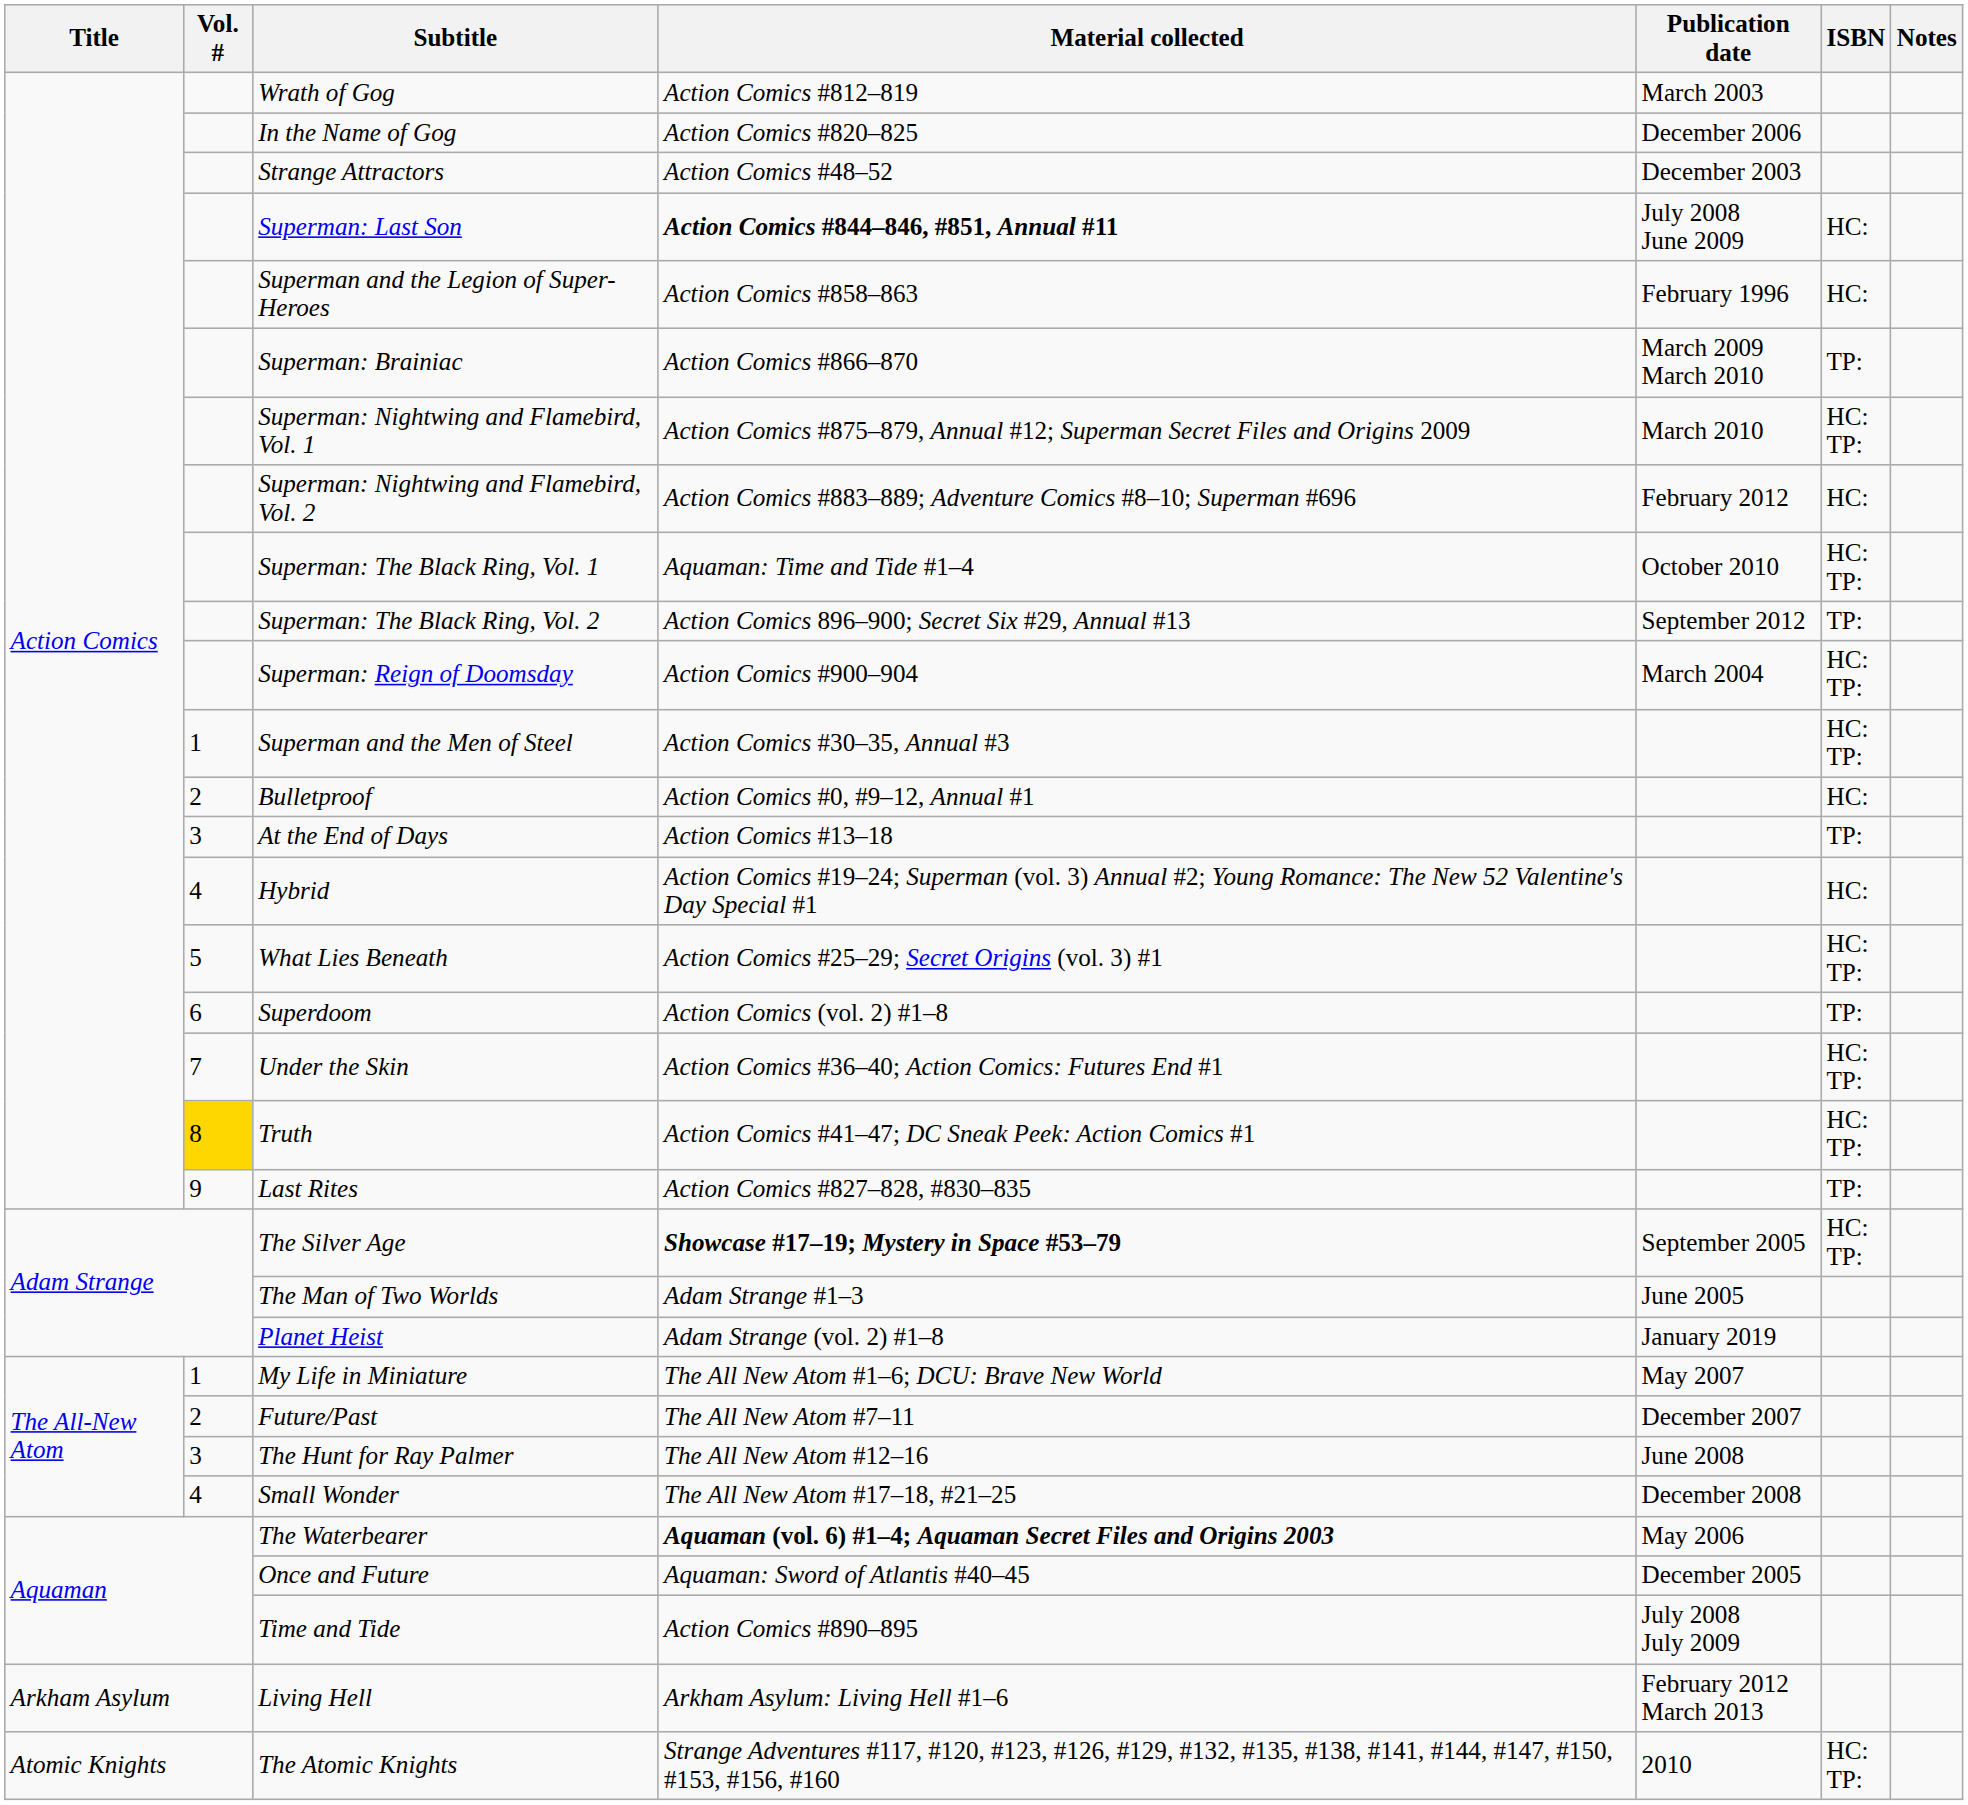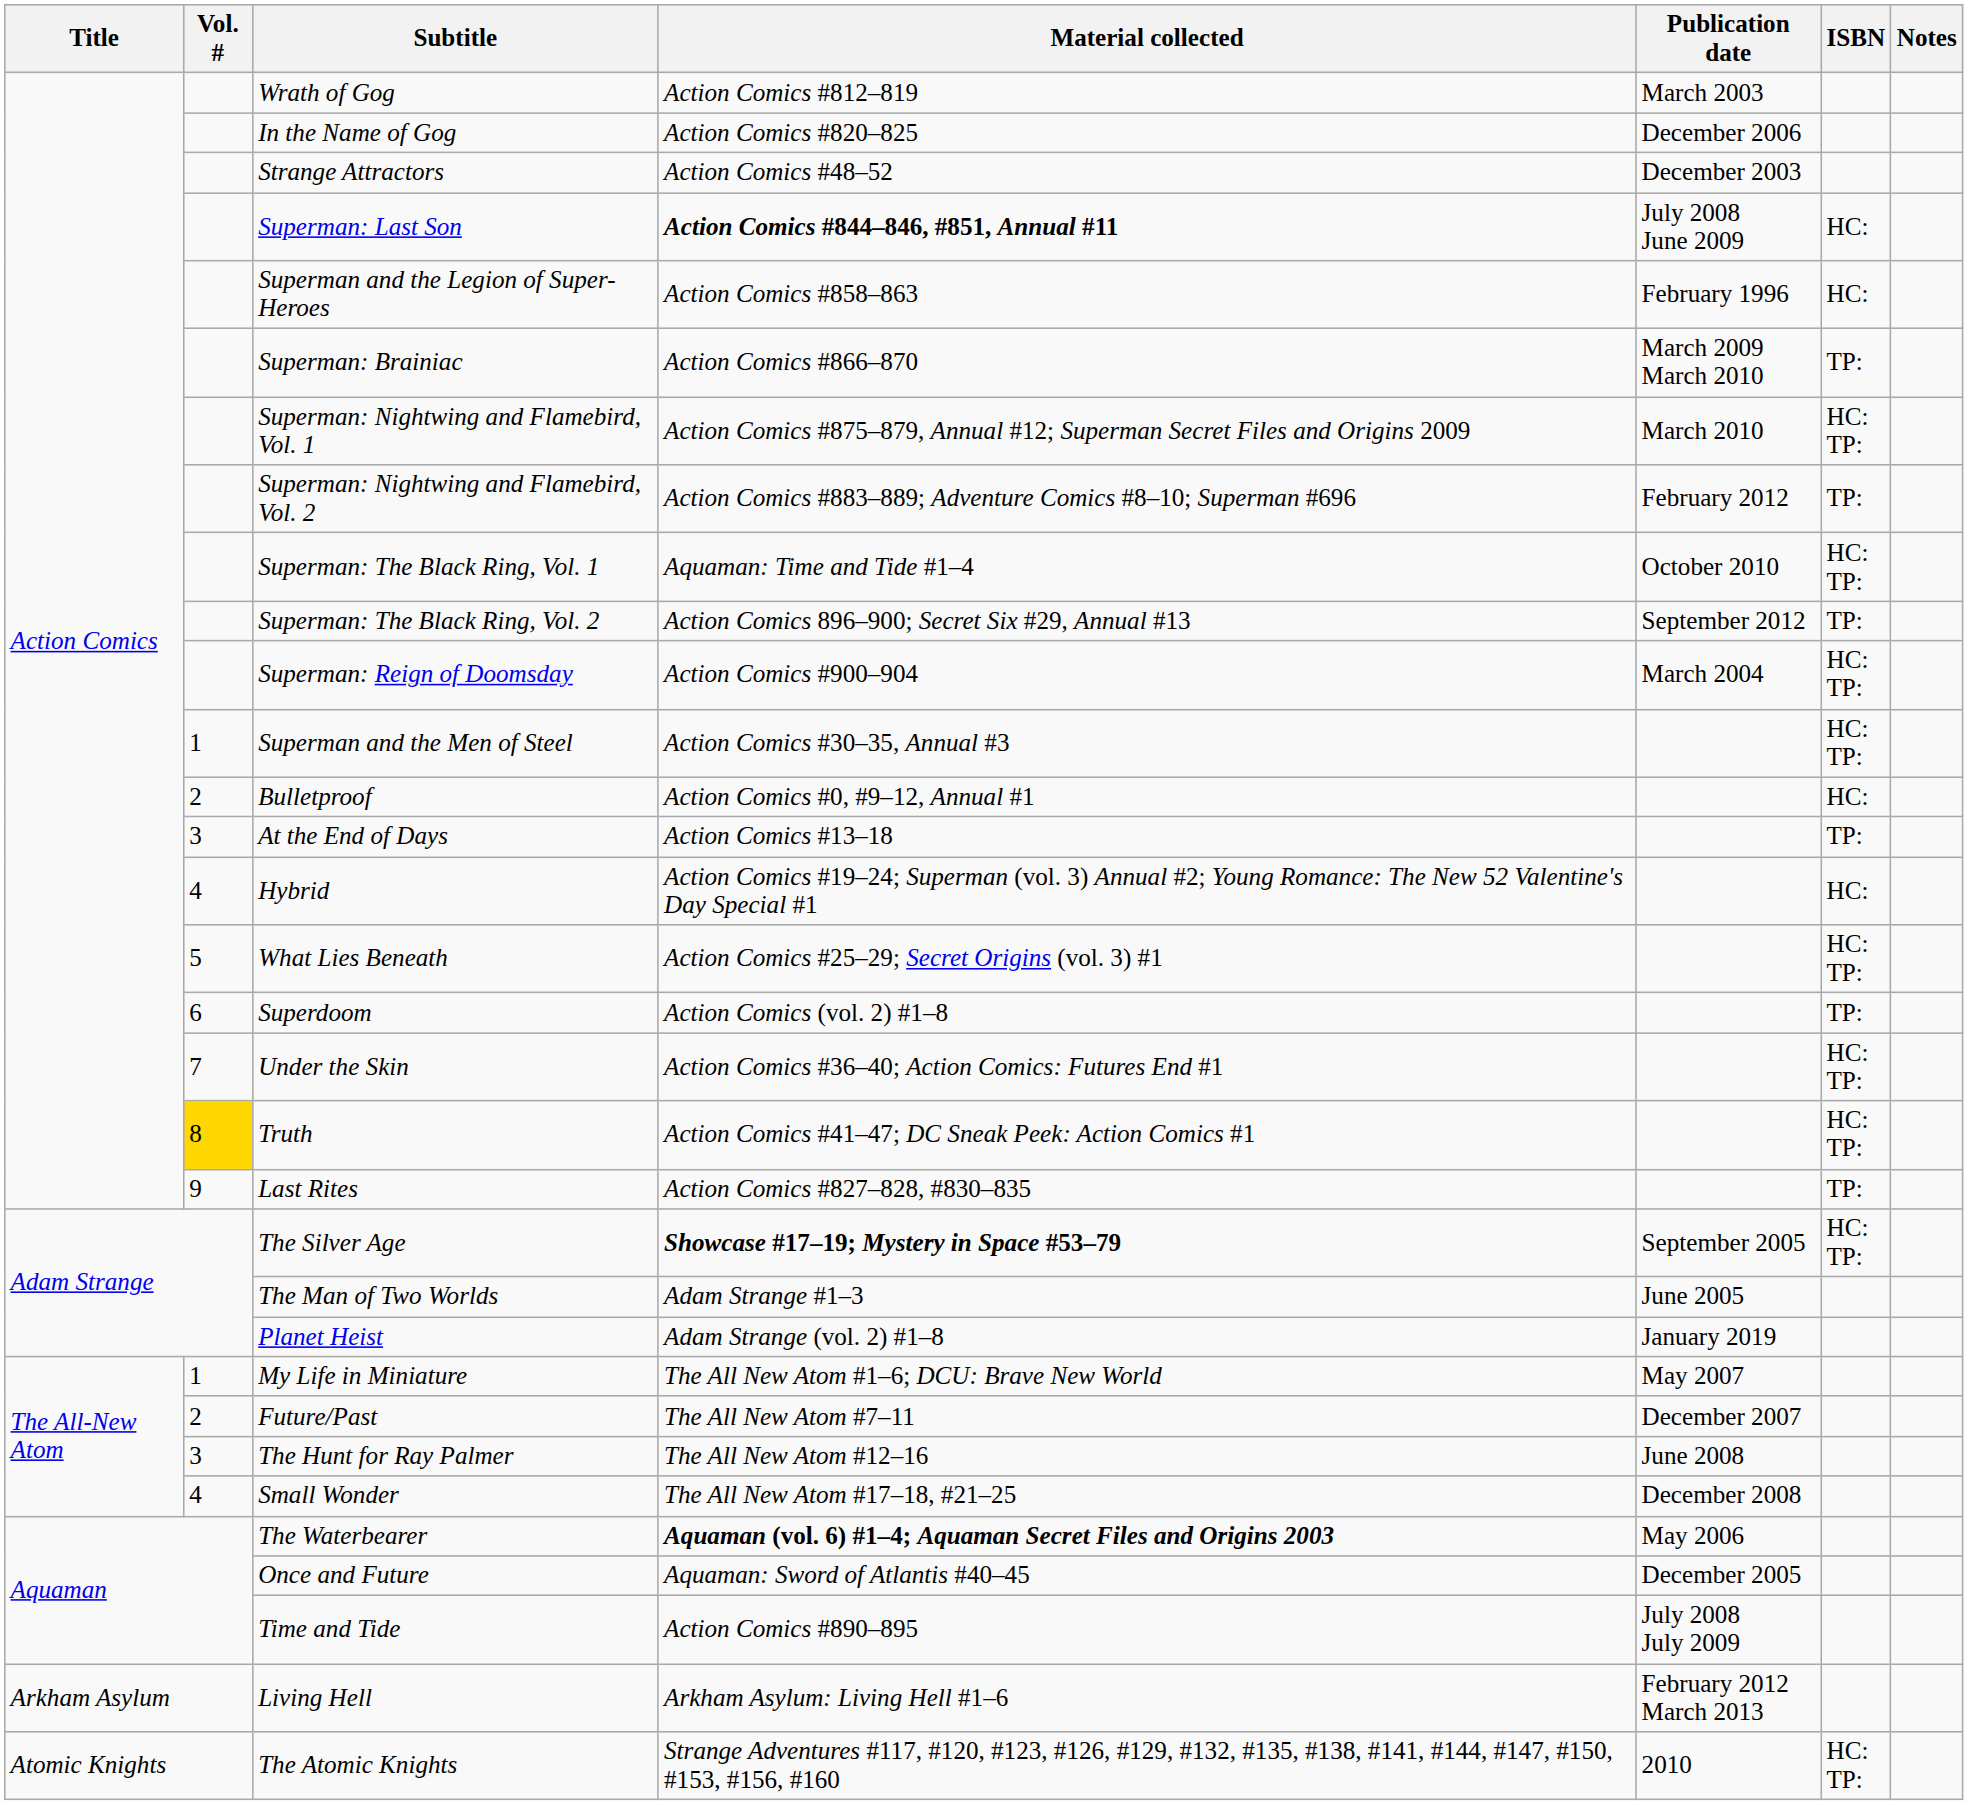(1847, 498) HC: -> (1845, 498) TP:
